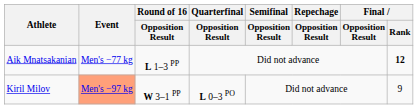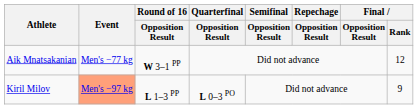(162, 66) L 1–3 PP -> (162, 66) W 3–1 PP
(400, 60) bold -> (400, 60) normal
(162, 95) W 3–1 PP -> (162, 95) L 1–3 PP
